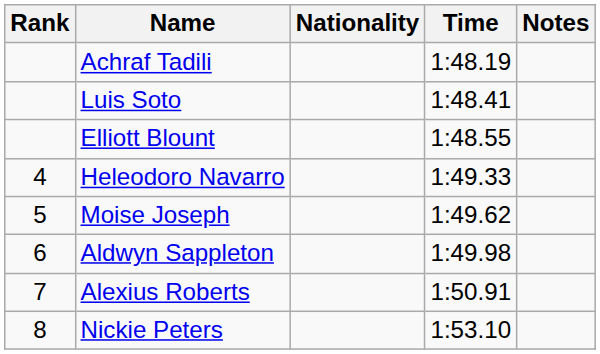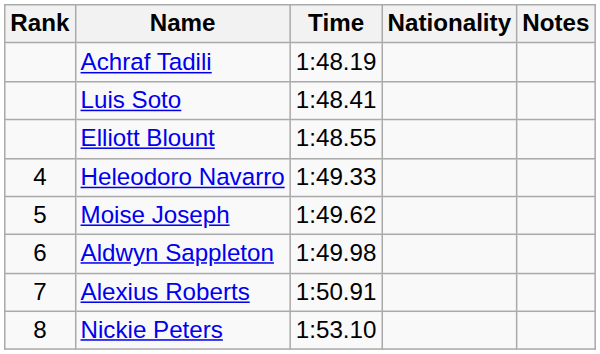columns swapped: (358, 23) <-> (471, 23)
